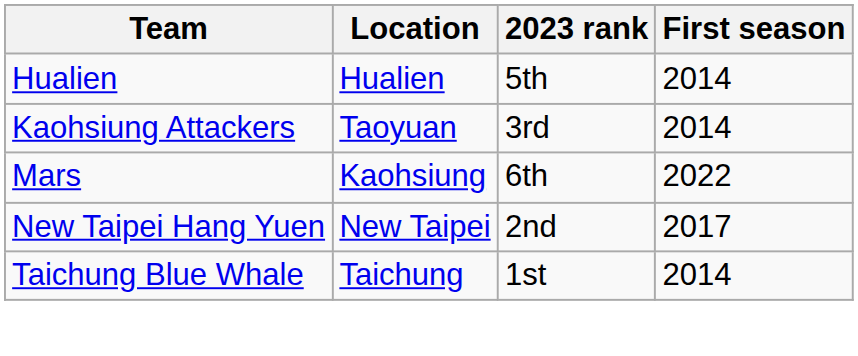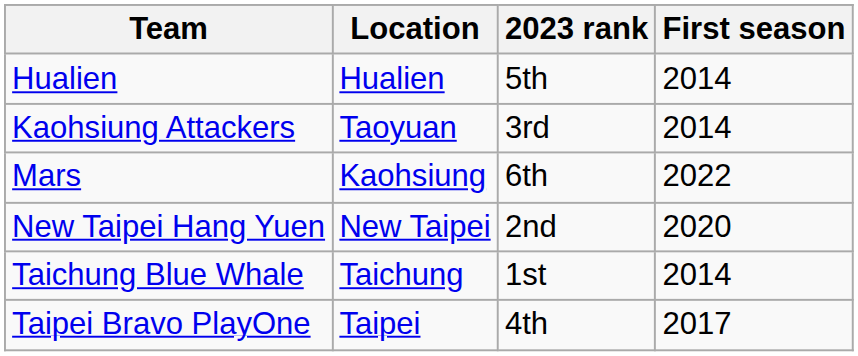(697, 226) 2017 -> (697, 226) 2020
+ row: (161, 324)
